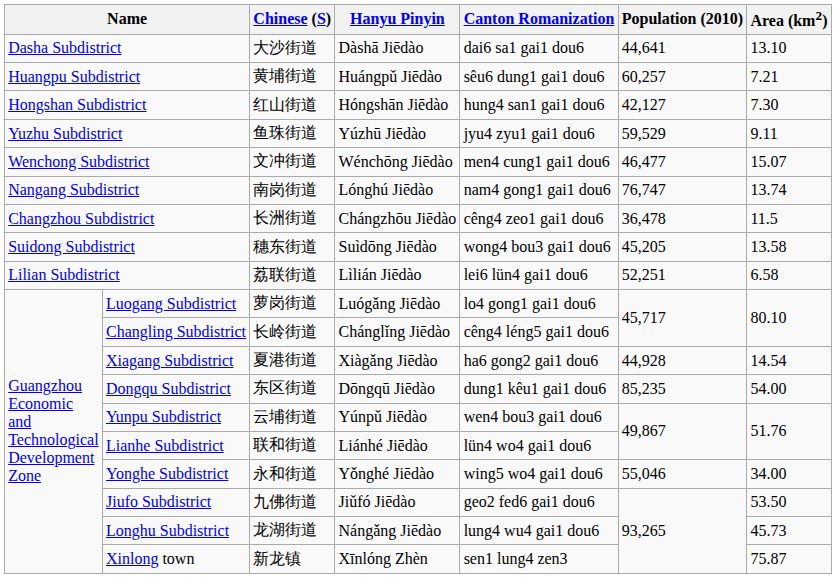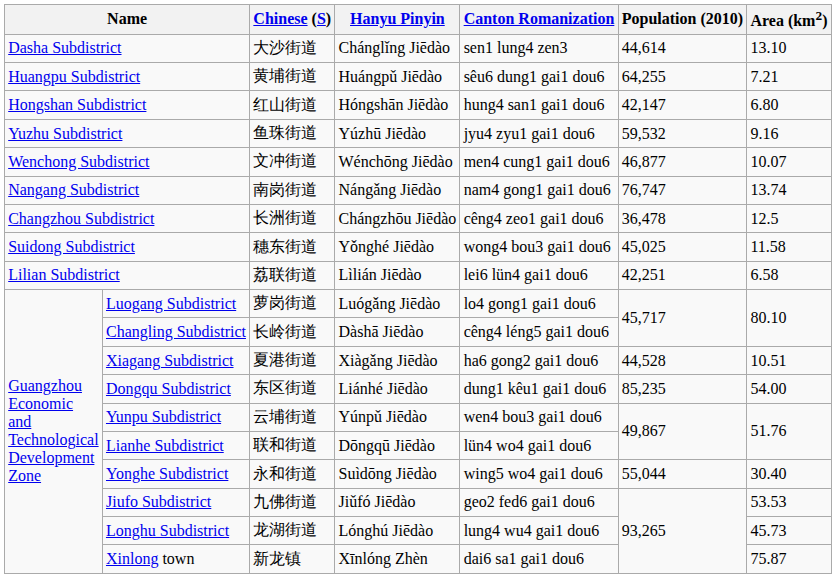(381, 48) Dàshā Jiēdào -> (394, 48) Chánglǐng Jiēdào
(524, 48) dai6 sa1 gai1 dou6 -> (516, 48) sen1 lung4 zen3
(644, 48) 44,641 -> (644, 48) 44,614
(644, 76) 60,257 -> (644, 76) 64,255
(644, 105) 42,127 -> (644, 105) 42,147
(764, 105) 7.30 -> (764, 105) 6.80
(644, 133) 59,529 -> (644, 133) 59,532
(764, 133) 9.11 -> (764, 133) 9.16
(644, 161) 46,477 -> (644, 161) 46,877
(768, 161) 15.07 -> (768, 161) 10.07
(386, 190) Lónghú Jiēdào -> (390, 190) Nángǎng Jiēdào
(764, 218) 11.5 -> (764, 218) 12.5
(388, 247) Suìdōng Jiēdào -> (386, 247) Yǒnghé Jiēdào
(644, 247) 45,205 -> (644, 247) 45,025
(768, 247) 13.58 -> (768, 247) 11.58
(644, 275) 52,251 -> (644, 275) 42,251
(394, 332) Chánglǐng Jiēdào -> (381, 332) Dàshā Jiēdào
(644, 360) 44,928 -> (644, 360) 44,528
(768, 360) 14.54 -> (768, 360) 10.51
(387, 388) Dōngqū Jiēdào -> (383, 388) Liánhé Jiēdào
(383, 445) Liánhé Jiēdào -> (387, 445) Dōngqū Jiēdào
(386, 474) Yǒnghé Jiēdào -> (388, 474) Suìdōng Jiēdào
(644, 474) 55,046 -> (644, 474) 55,044
(768, 474) 34.00 -> (768, 474) 30.40
(768, 502) 53.50 -> (768, 502) 53.53
(390, 530) Nángǎng Jiēdào -> (386, 530) Lónghú Jiēdào
(516, 559) sen1 lung4 zen3 -> (524, 559) dai6 sa1 gai1 dou6
